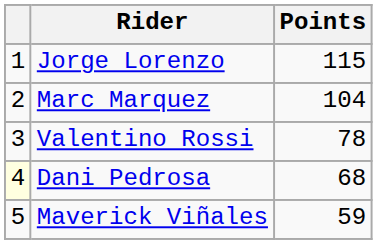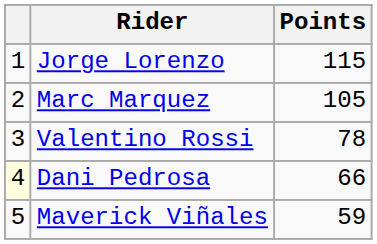(345, 103) 104 -> (345, 103) 105
(352, 180) 68 -> (352, 180) 66
